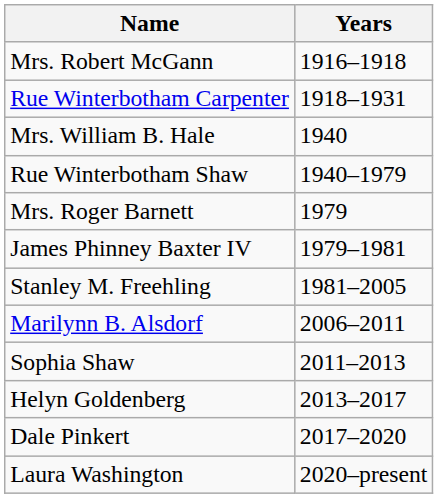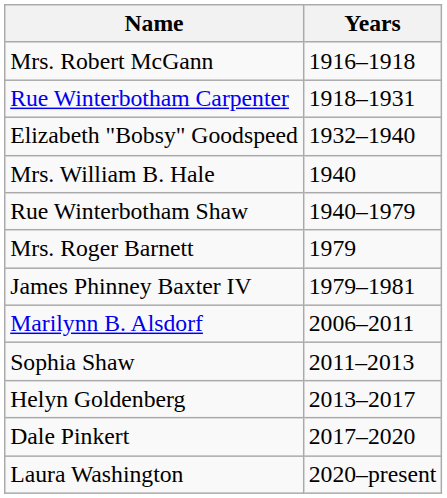+ row: (154, 135)
- row: (111, 286)
